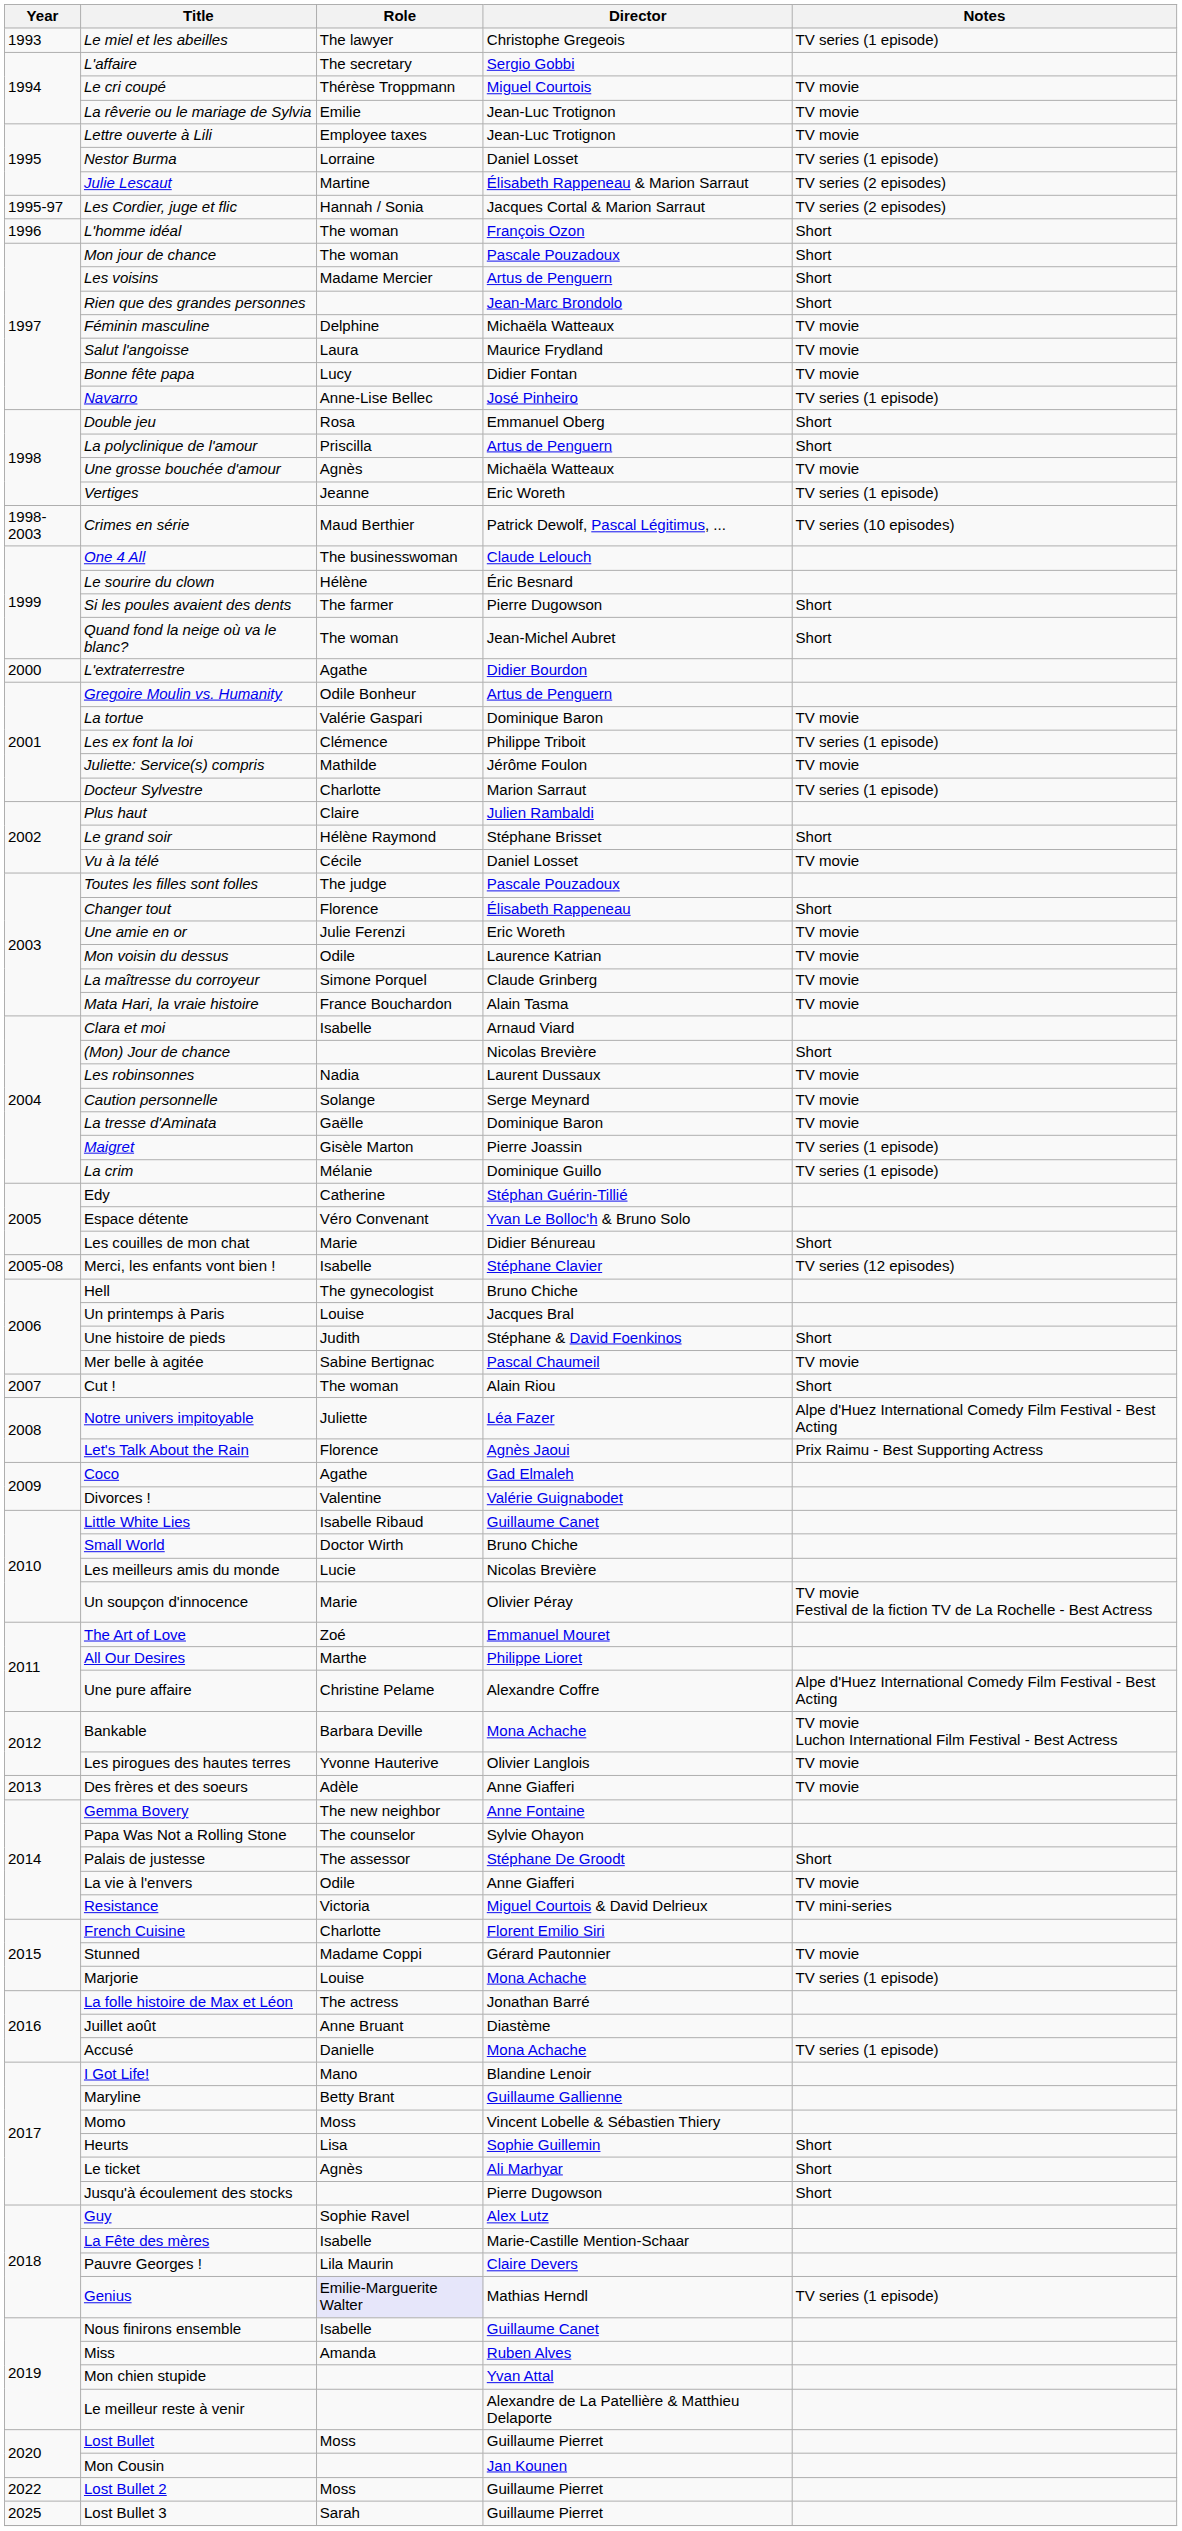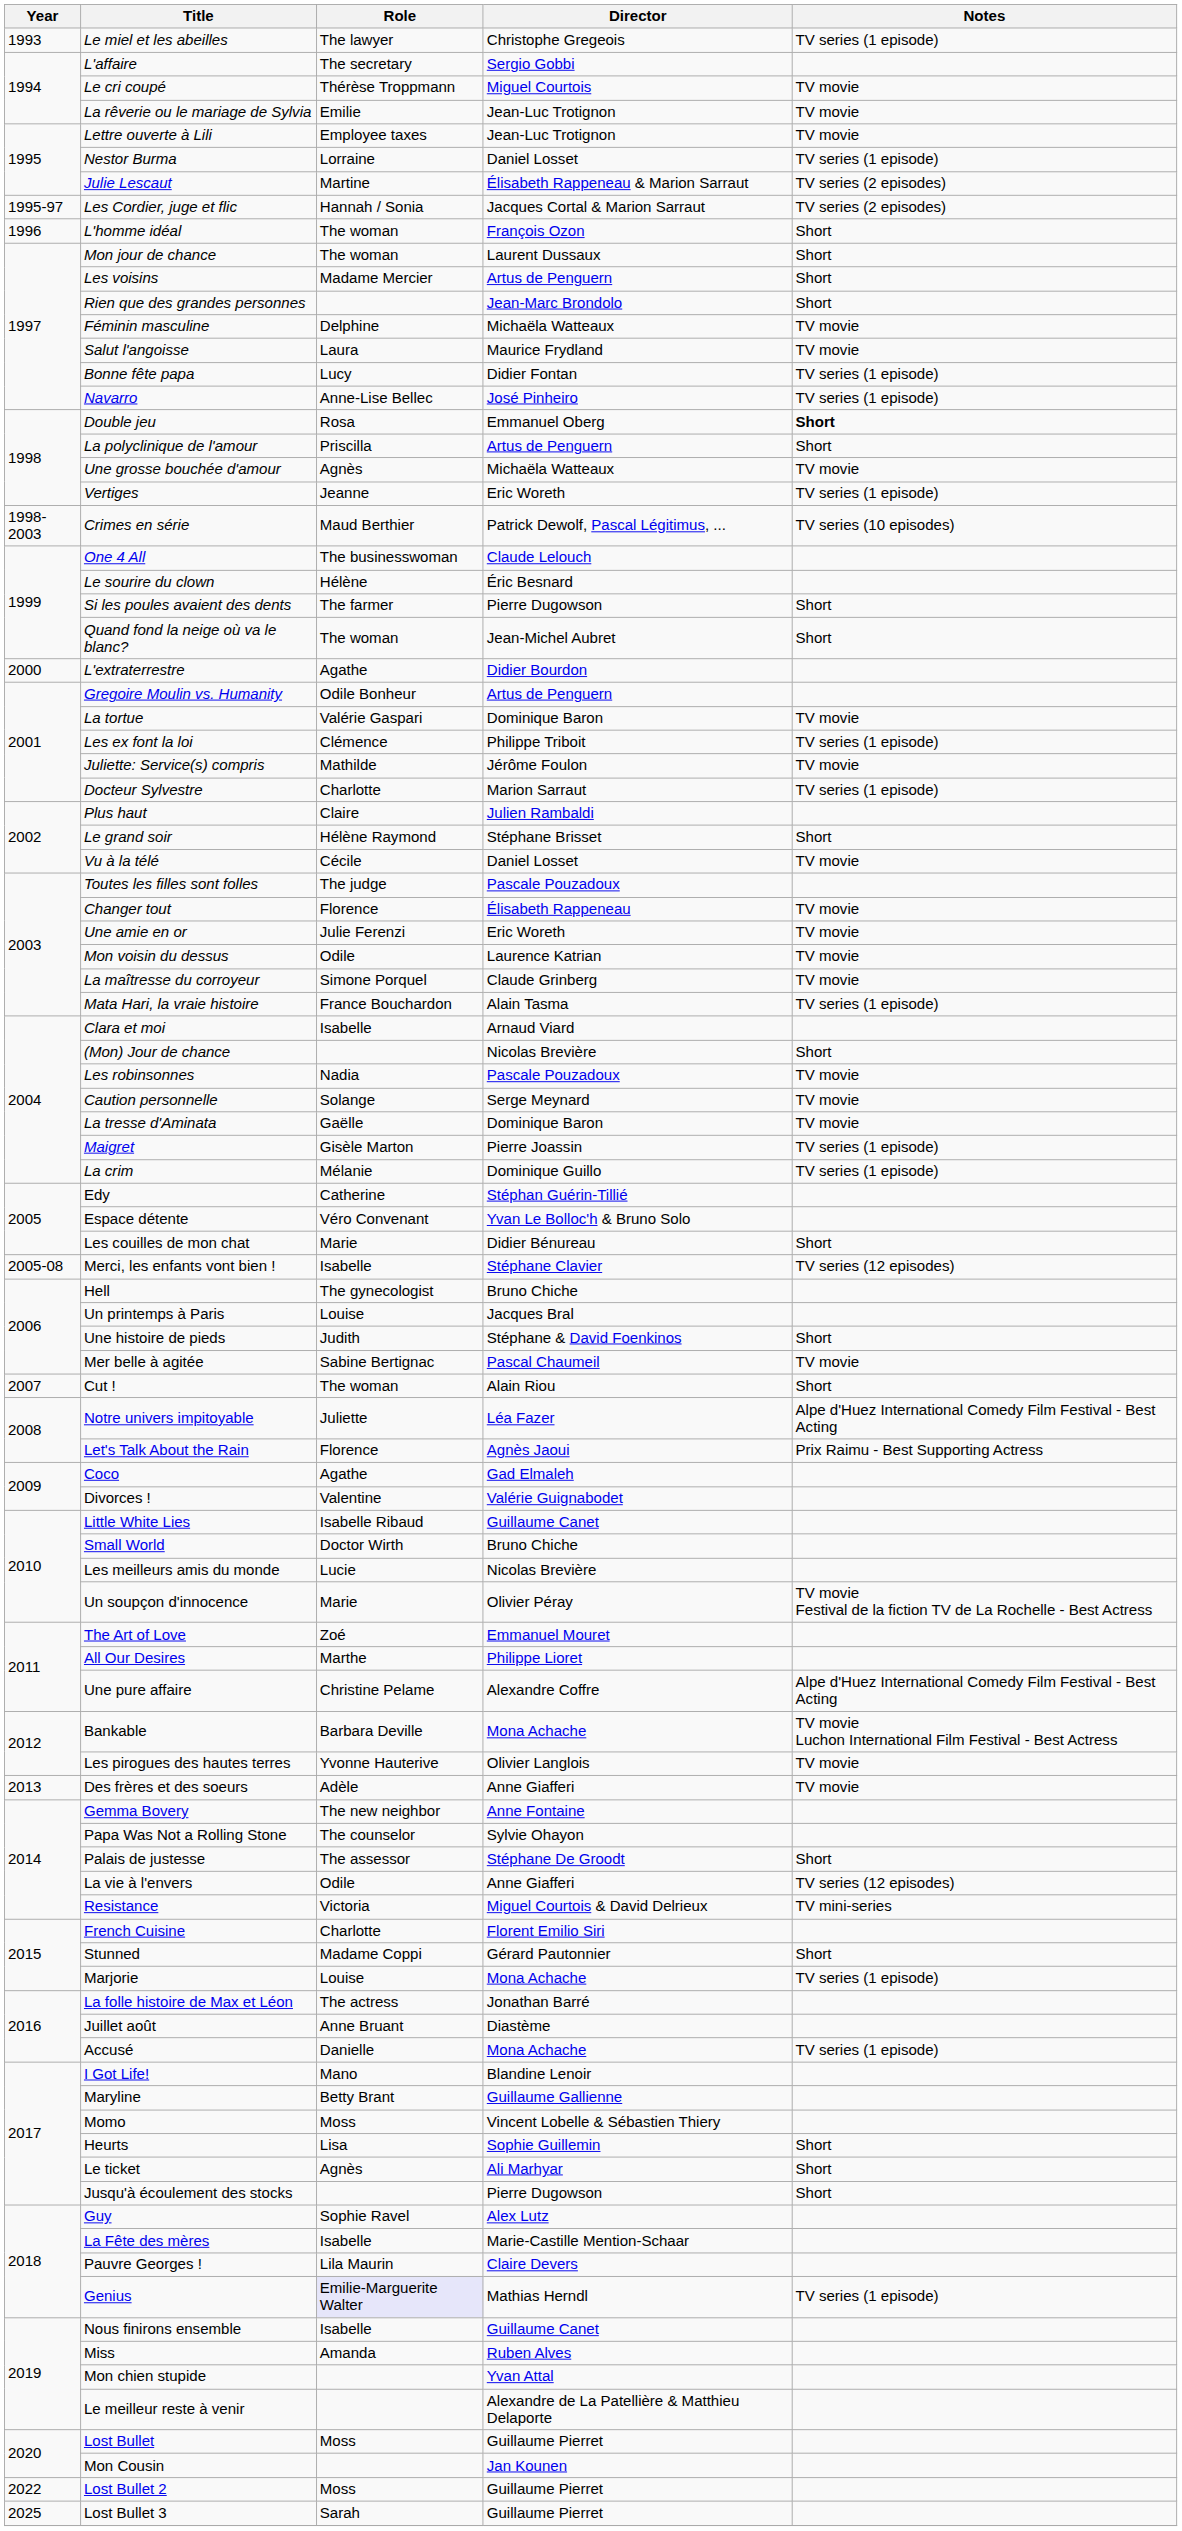(553, 254) Pascale Pouzadoux -> (544, 254) Laurent Dussaux
(827, 374) TV movie -> (867, 374) TV series (1 episode)
(814, 421) normal -> (815, 421) bold
(814, 908) Short -> (827, 908) TV movie
(827, 1004) TV movie -> (867, 1004) TV series (1 episode)
(544, 1075) Laurent Dussaux -> (553, 1075) Pascale Pouzadoux
(827, 1883) TV movie -> (875, 1883) TV series (12 episodes)
(827, 1954) TV movie -> (814, 1954) Short
